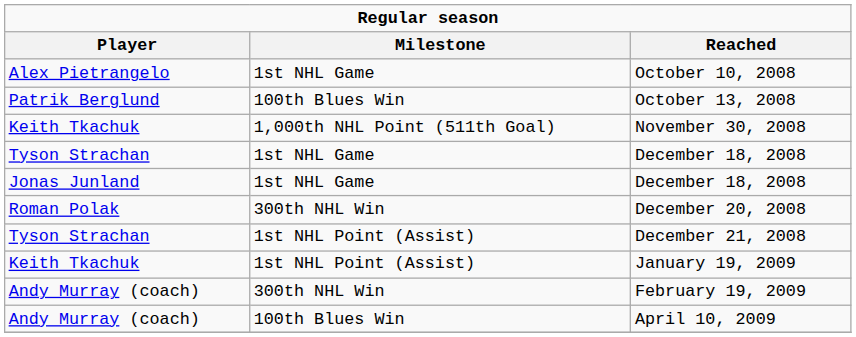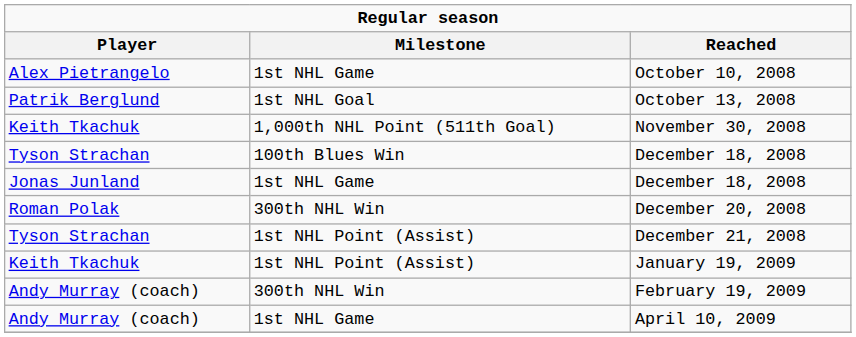(329, 100) 100th Blues Win -> (314, 100) 1st NHL Goal
(314, 155) 1st NHL Game -> (329, 155) 100th Blues Win
(329, 319) 100th Blues Win -> (314, 319) 1st NHL Game
